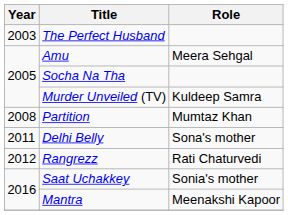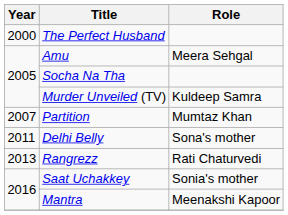(22, 35) 2003 -> (22, 35) 2000
(22, 117) 2008 -> (22, 117) 2007
(22, 158) 2012 -> (22, 158) 2013
